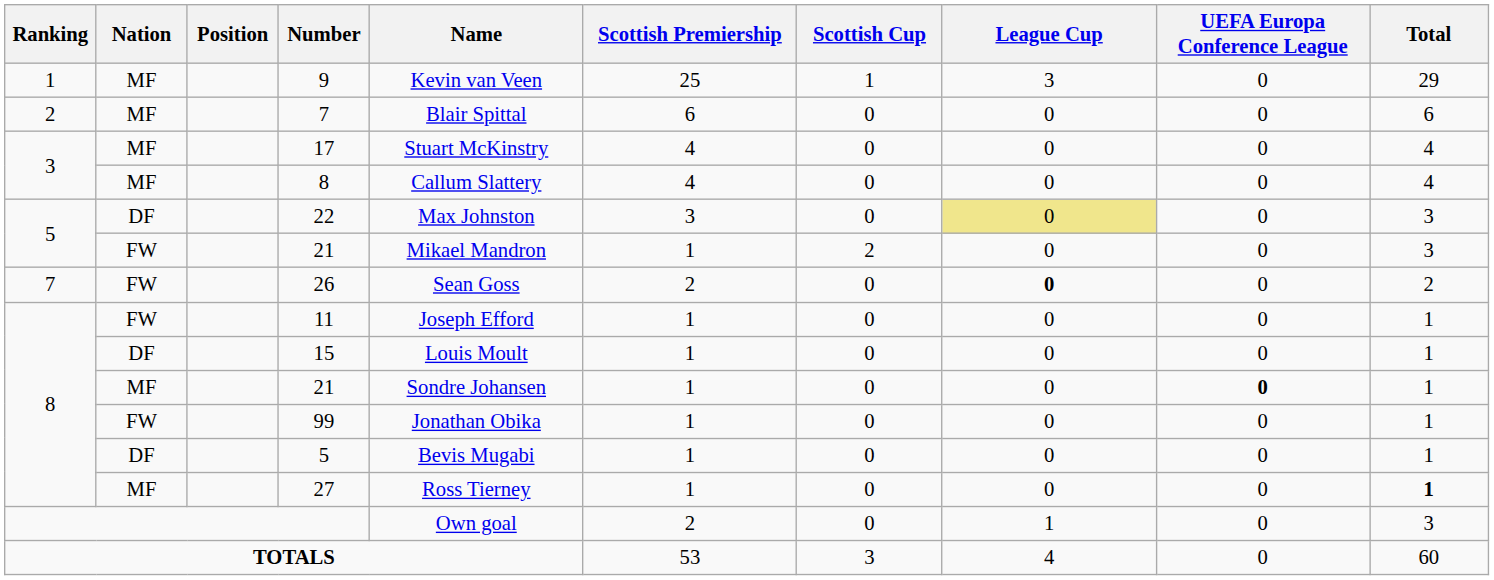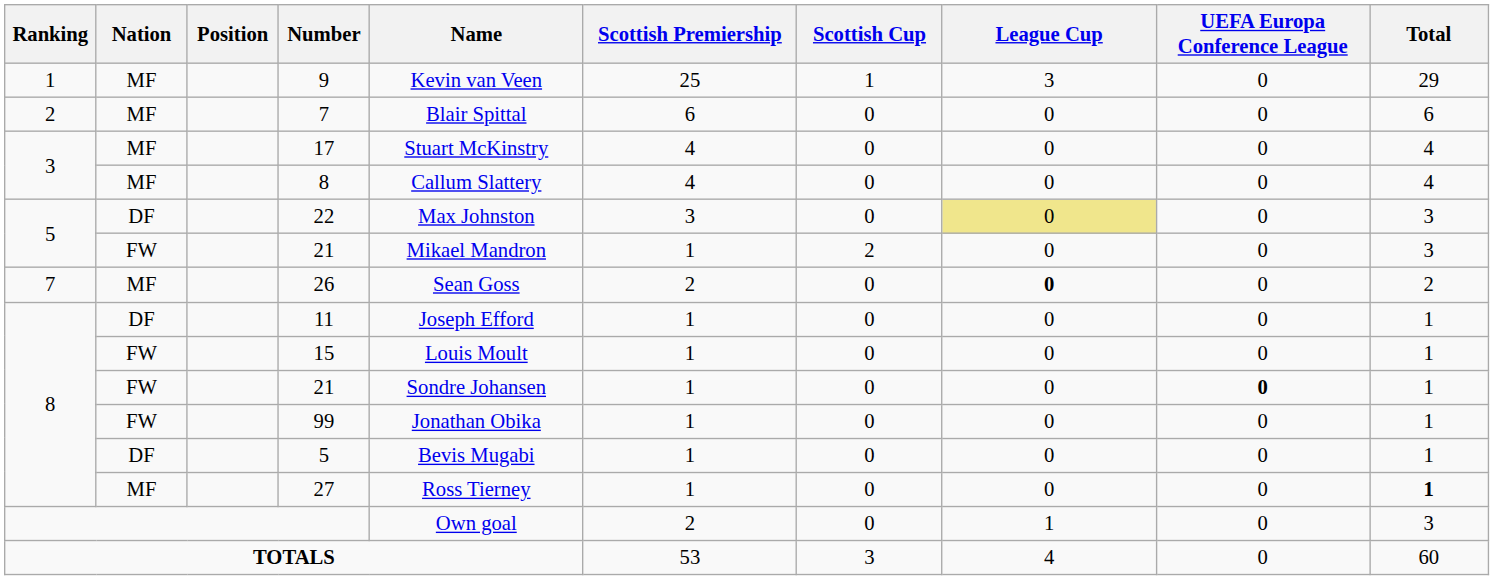(141, 284) FW -> (141, 284) MF
(141, 318) FW -> (141, 318) DF
(141, 352) DF -> (141, 352) FW
(141, 387) MF -> (141, 387) FW
